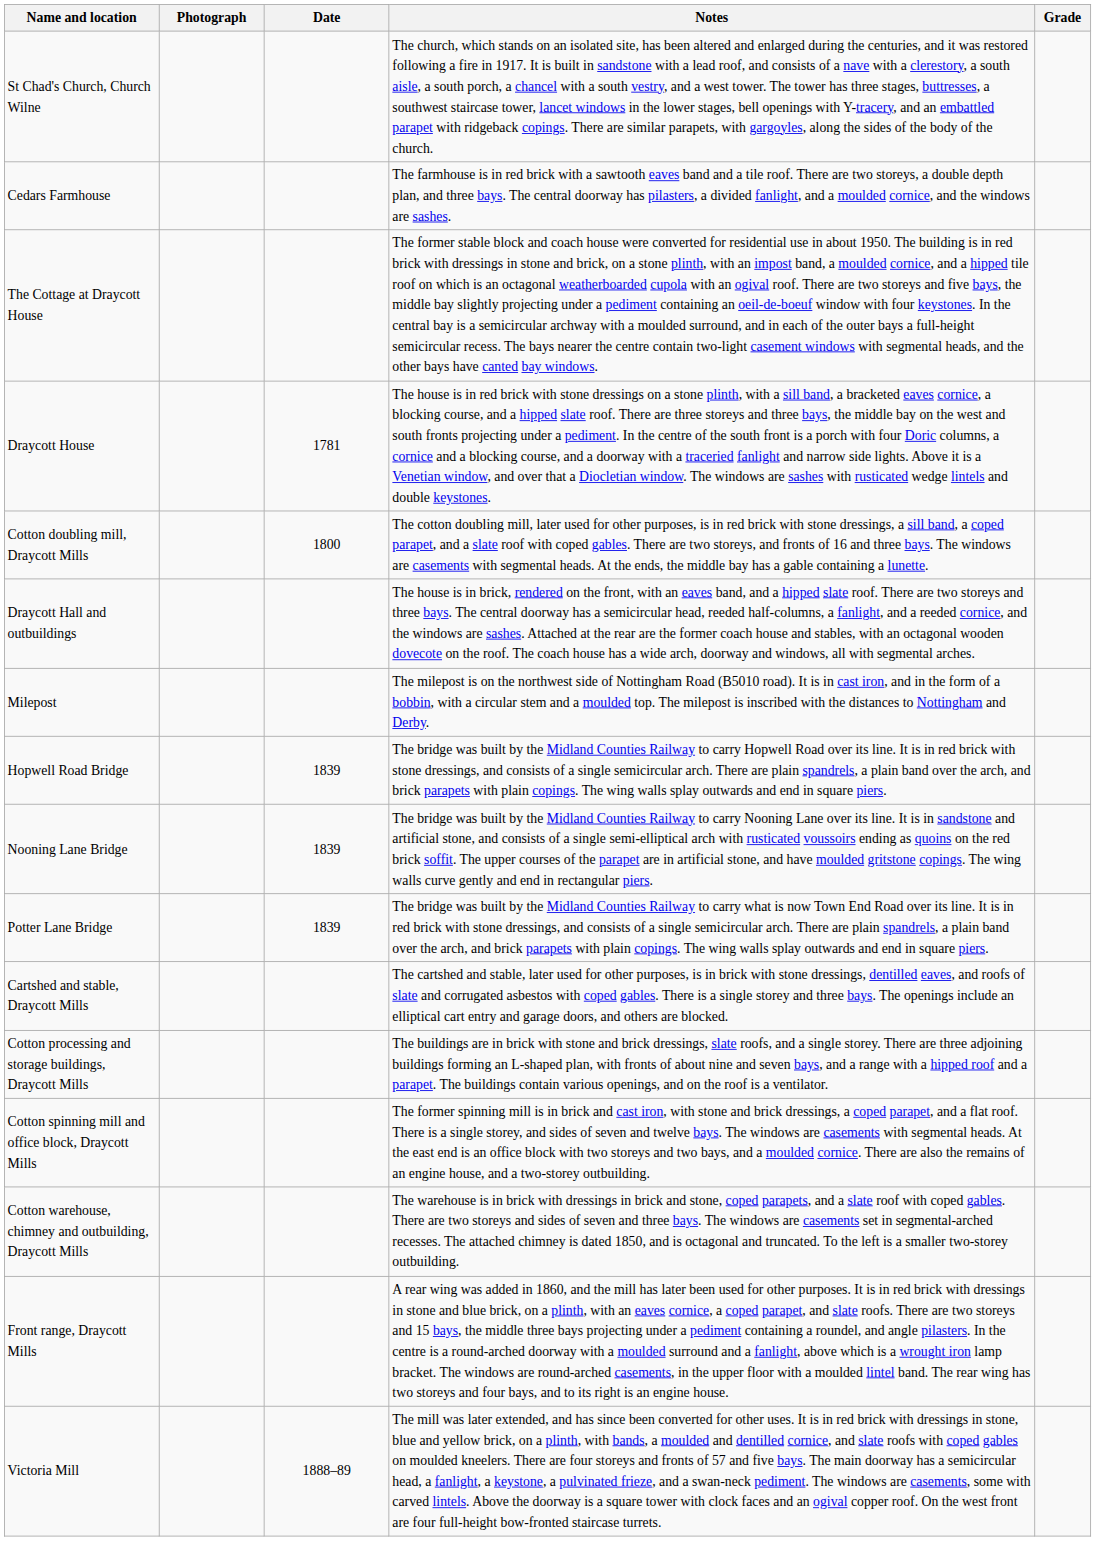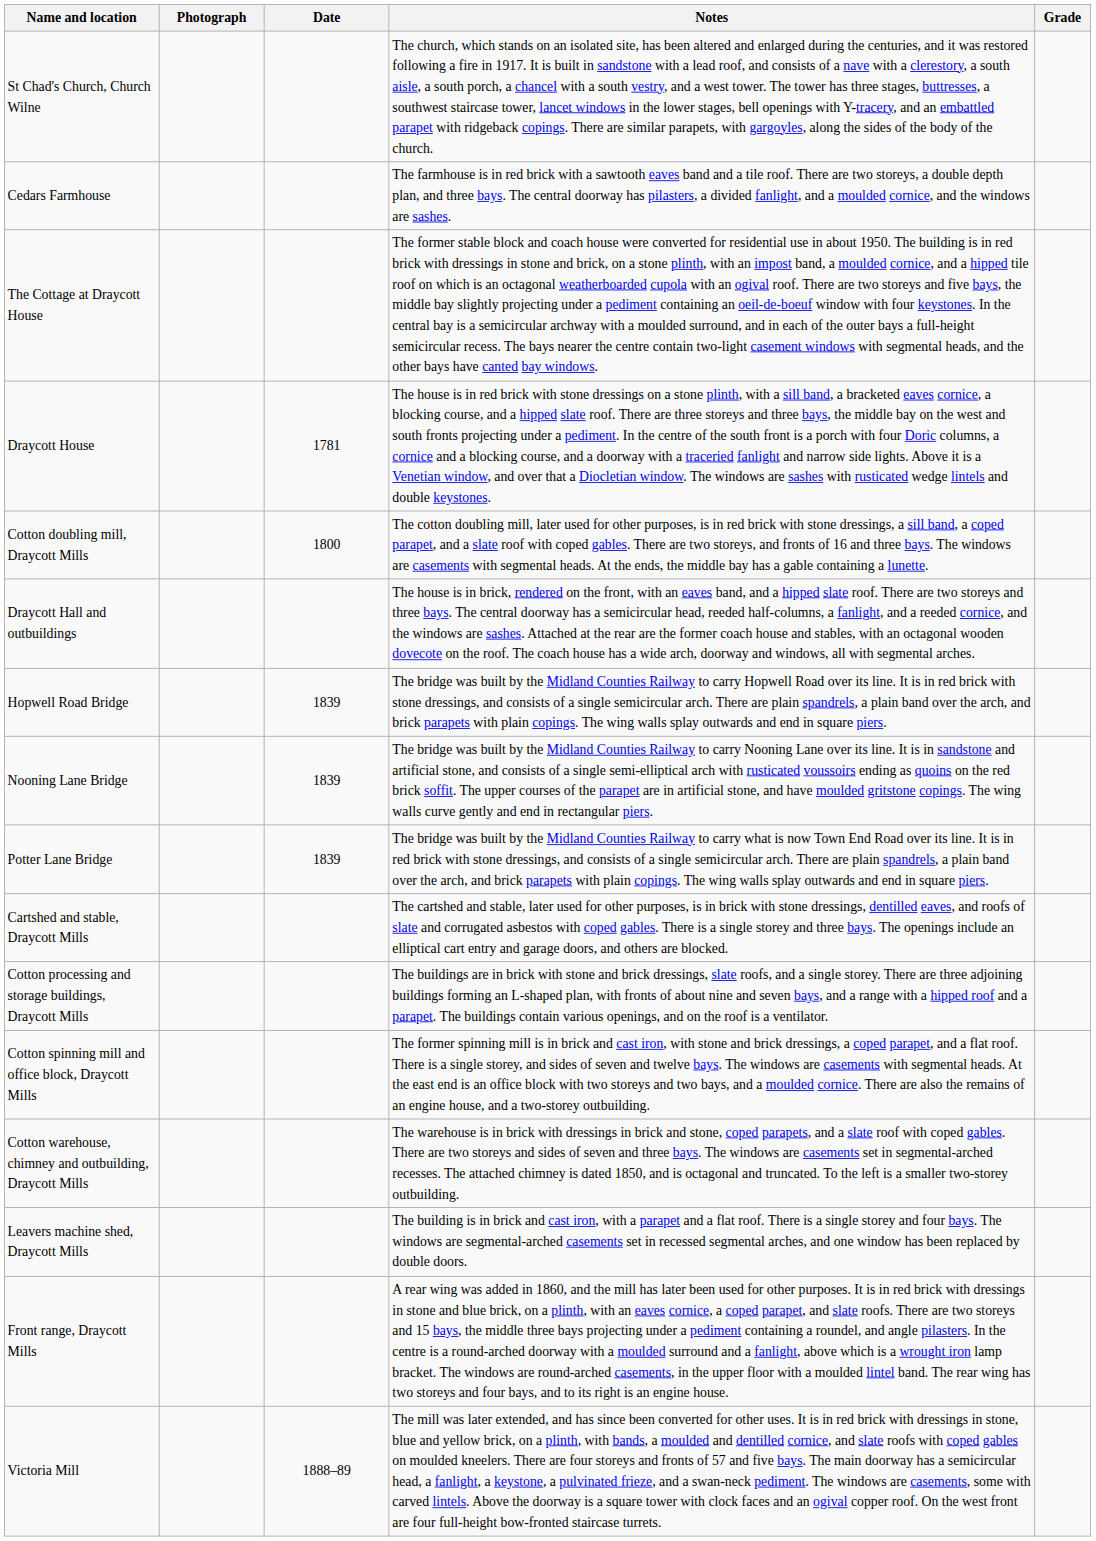- row: (32, 702)
+ row: (70, 1241)
